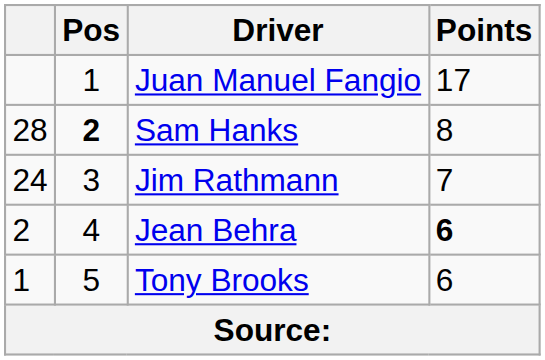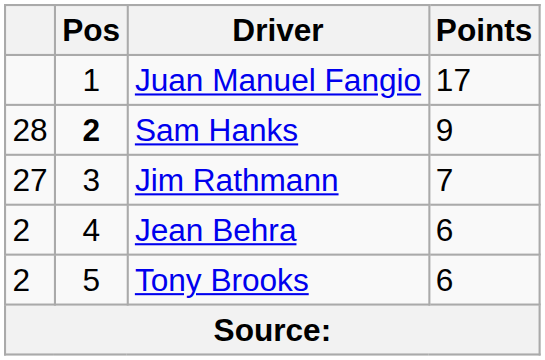(445, 130) 8 -> (445, 130) 9
(30, 180) 24 -> (30, 180) 27
(445, 230) bold -> (445, 230) normal
(21, 281) 1 -> (21, 281) 2
